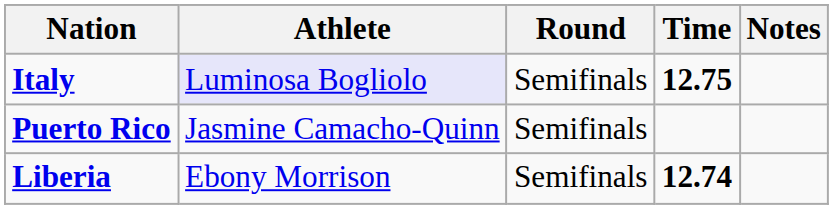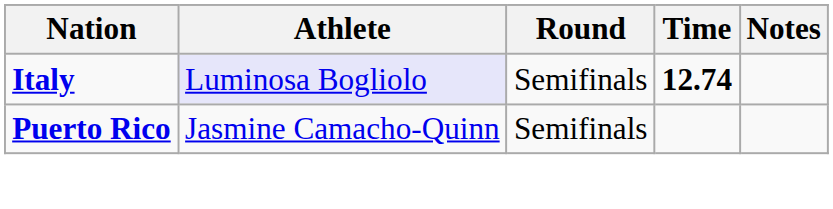(697, 78) 12.75 -> (697, 78) 12.74
- row: (62, 177)
